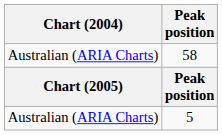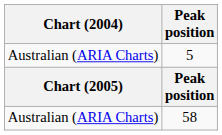rows swapped: (190, 118) <-> (190, 55)
